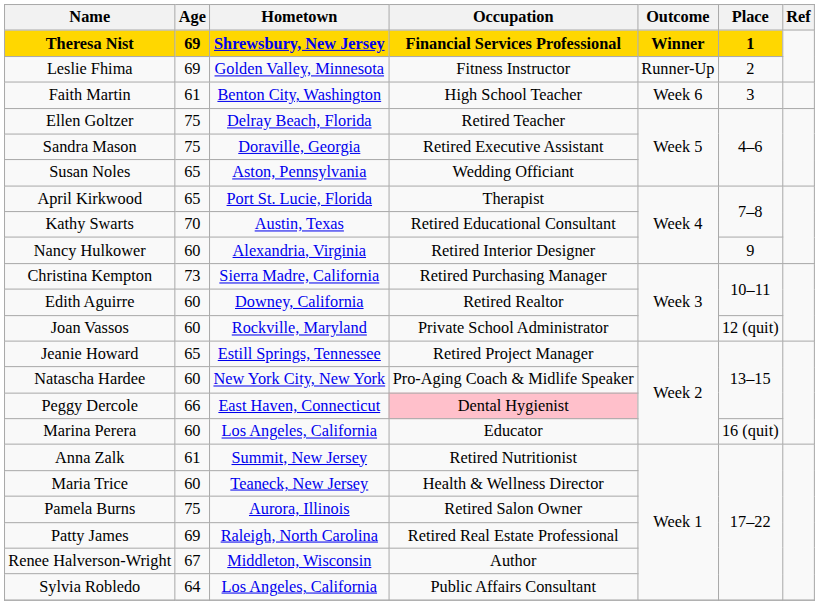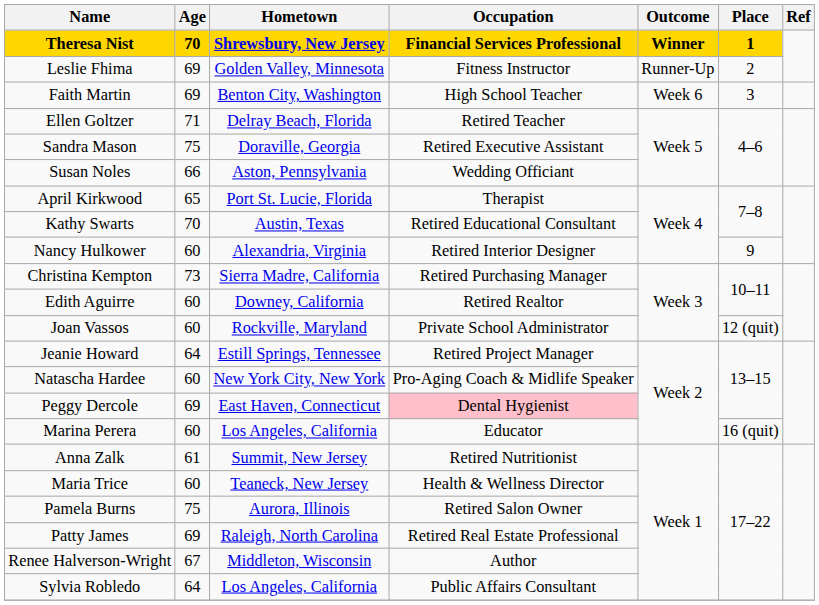(192, 43) 69 -> (192, 43) 70
(192, 95) 61 -> (192, 95) 69
(192, 120) 75 -> (192, 120) 71
(192, 172) 65 -> (192, 172) 66
(192, 353) 65 -> (192, 353) 64
(192, 405) 66 -> (192, 405) 69
